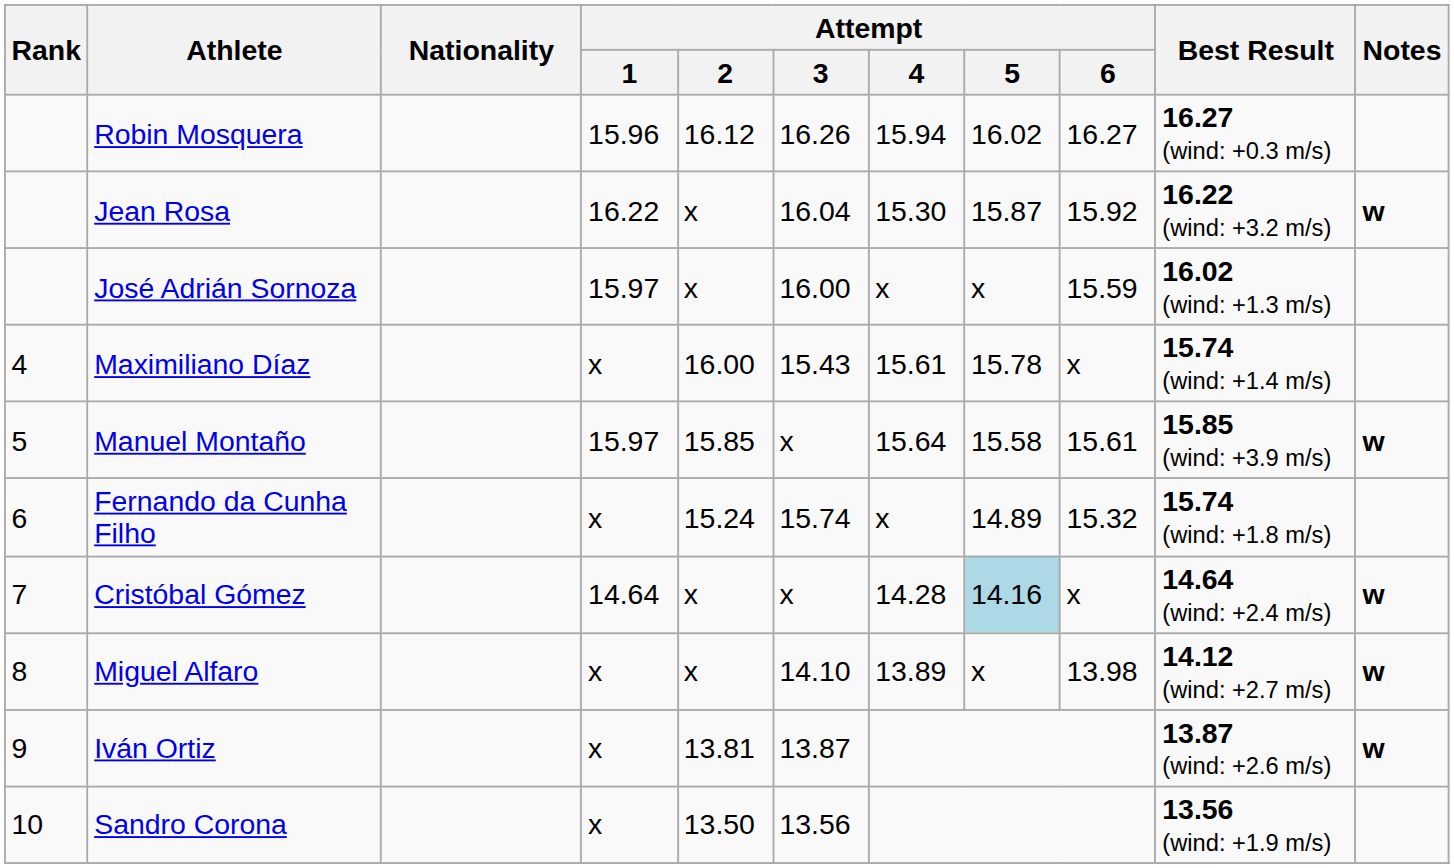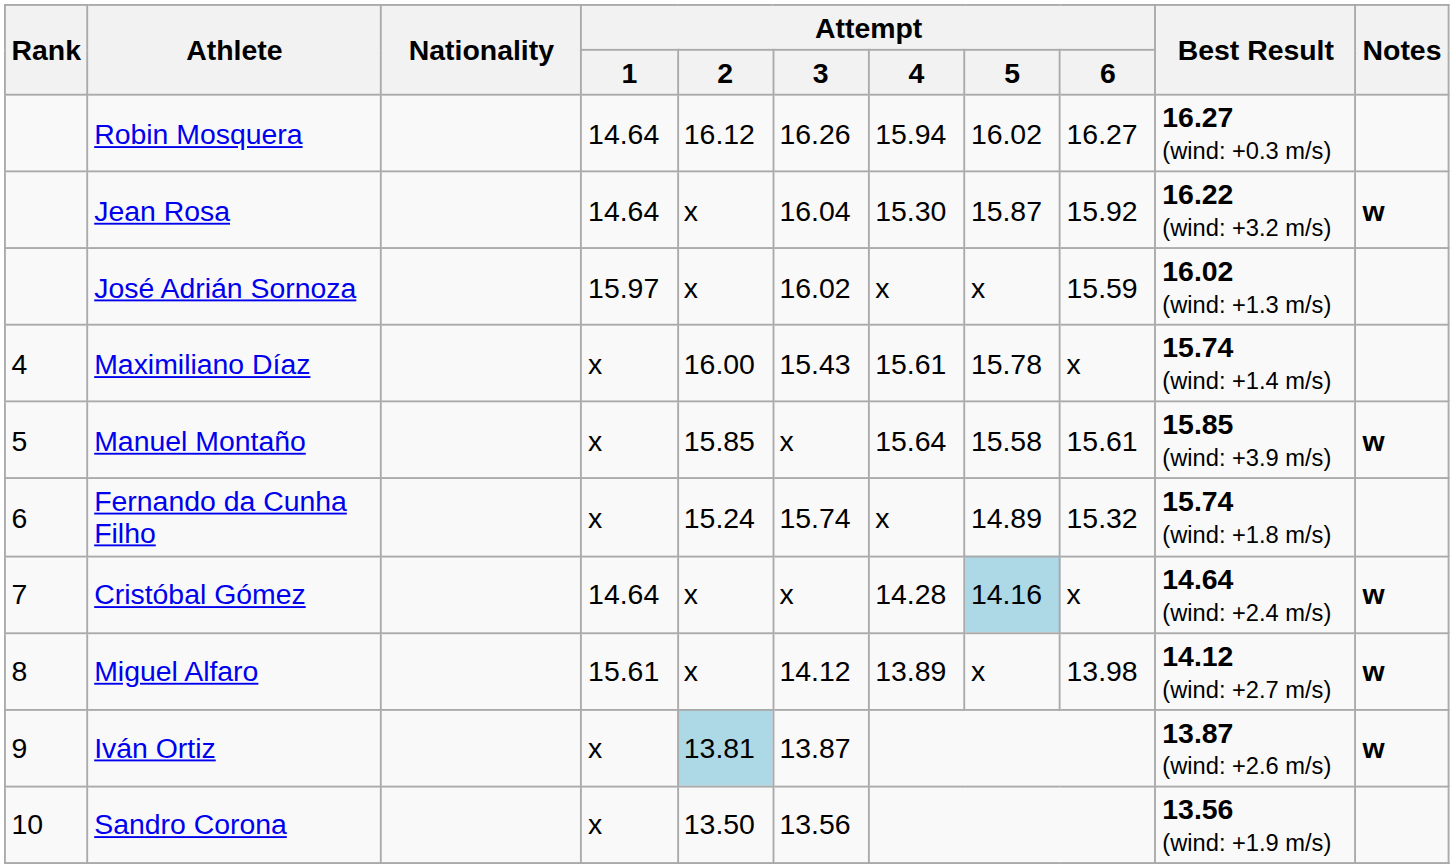(624, 134) 15.96 -> (624, 134) 14.64
(624, 210) 16.22 -> (624, 210) 14.64
(815, 287) 16.00 -> (815, 287) 16.02
(624, 441) 15.97 -> (595, 441) x
(595, 671) x -> (624, 671) 15.61
(815, 671) 14.10 -> (815, 671) 14.12
(719, 748) no background -> (719, 748) lightblue background
